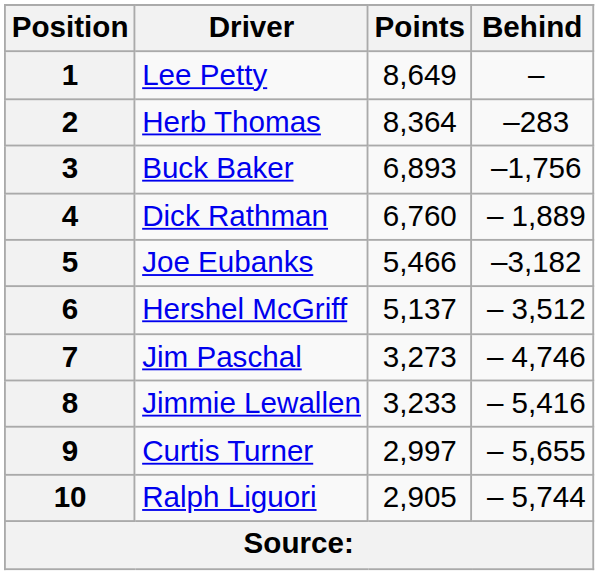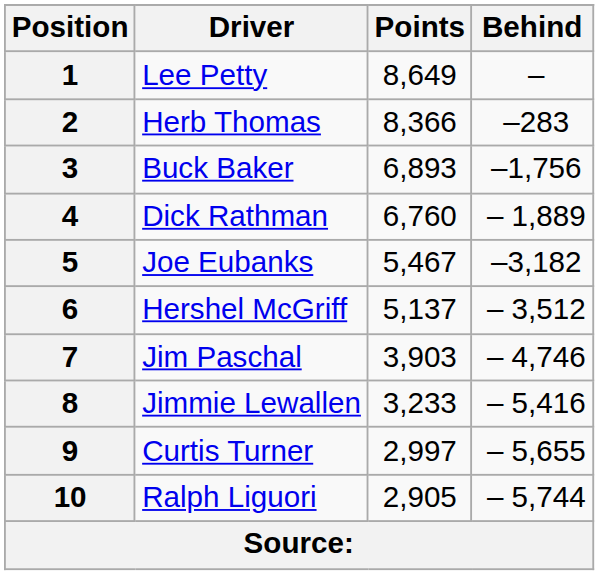(420, 121) 8,364 -> (420, 121) 8,366
(420, 262) 5,466 -> (420, 262) 5,467
(420, 356) 3,273 -> (420, 356) 3,903
